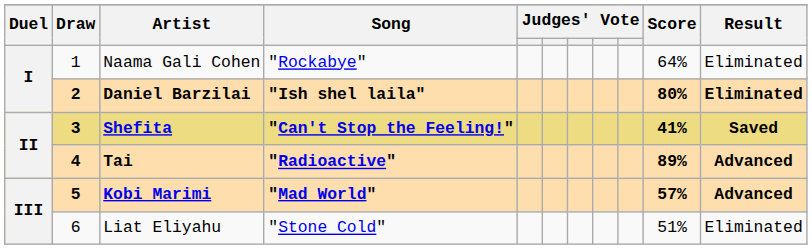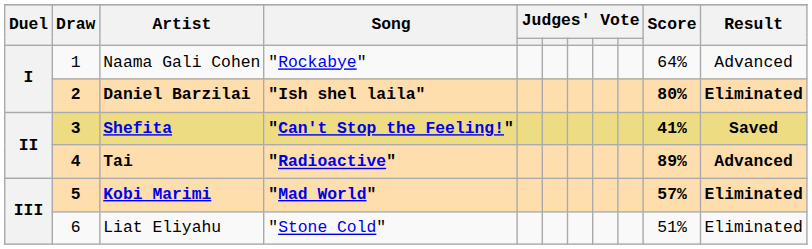(754, 62) Eliminated -> (754, 62) Advanced
(754, 194) Advanced -> (754, 194) Eliminated
